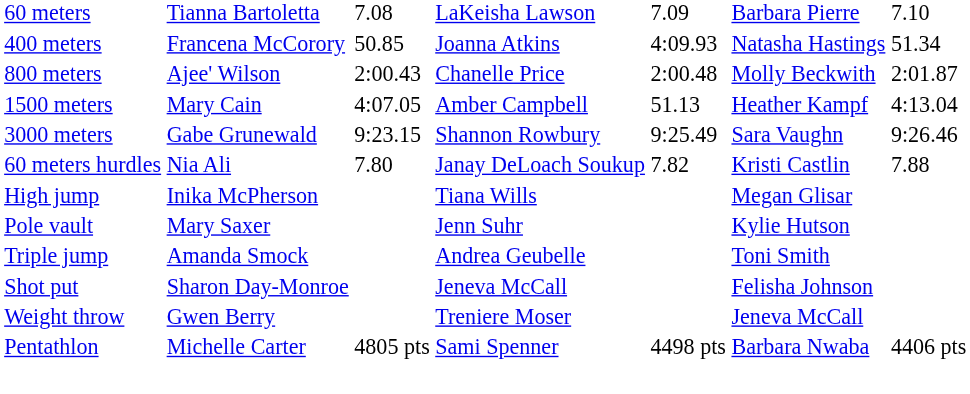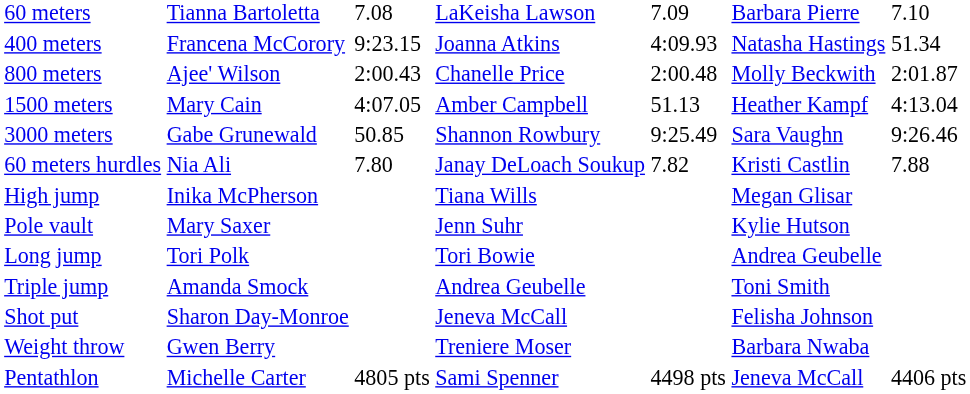(379, 43) 50.85 -> (388, 43) 9:23.15
(388, 134) 9:23.15 -> (379, 134) 50.85
+ row: (53, 256)
(797, 316) Jeneva McCall -> (800, 347) Barbara Nwaba
(800, 347) Barbara Nwaba -> (797, 377) Jeneva McCall
